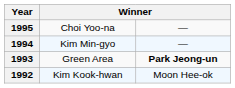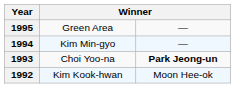(88, 28) Choi Yoo-na -> (88, 28) Green Area
(88, 59) Green Area -> (88, 59) Choi Yoo-na
